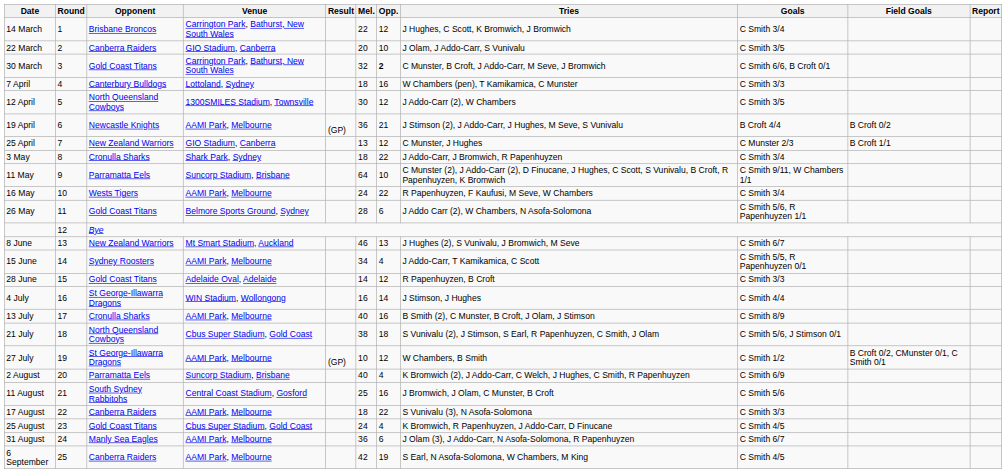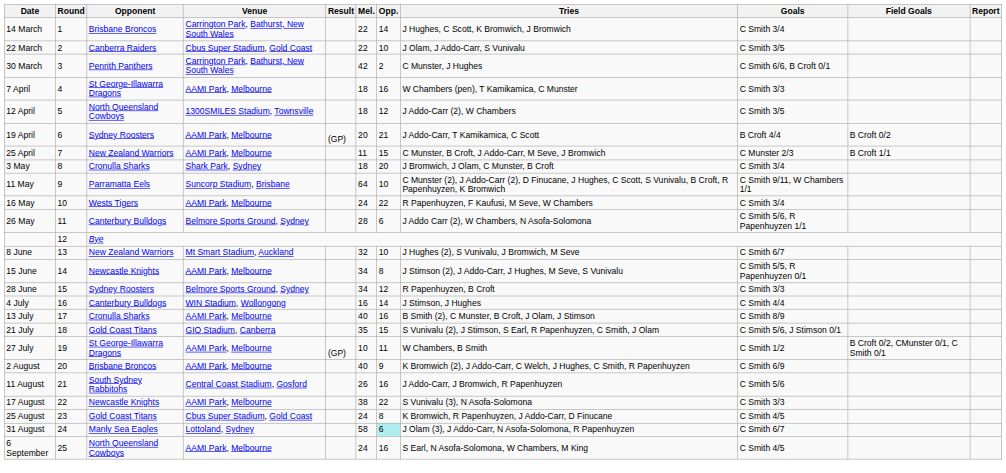(384, 29) 12 -> (384, 29) 14
(230, 47) GIO Stadium, Canberra -> (249, 47) Cbus Super Stadium, Gold Coast
(363, 47) 20 -> (363, 47) 22
(123, 65) Gold Coast Titans -> (121, 65) Penrith Panthers
(363, 65) 32 -> (363, 65) 42
(381, 65) bold -> (381, 65) normal
(504, 65) C Munster, B Croft, J Addo-Carr, M Seve, J Bromwich -> (442, 65) C Munster, J Hughes
(128, 84) Canterbury Bulldogs -> (126, 88) St George-Illawarra Dragons
(220, 84) Lottoland, Sydney -> (229, 88) AAMI Park, Melbourne
(363, 102) 30 -> (363, 111) 18
(124, 125) Newcastle Knights -> (121, 134) Sydney Roosters
(363, 125) 36 -> (363, 134) 20
(513, 125) J Stimson (2), J Addo-Carr, J Hughes, M Seve, S Vunivalu -> (471, 134) J Addo-Carr, T Kamikamica, C Scott
(230, 143) GIO Stadium, Canberra -> (229, 152) AAMI Park, Melbourne
(363, 143) 13 -> (363, 152) 11
(384, 143) 12 -> (384, 152) 15
(442, 143) C Munster, J Hughes -> (504, 152) C Munster, B Croft, J Addo-Carr, M Seve, J Bromwich
(384, 157) 22 -> (384, 166) 20
(482, 157) J Addo-Carr, J Bromwich, R Papenhuyzen -> (478, 166) J Bromwich, J Olam, C Munster, B Croft
(123, 211) Gold Coast Titans -> (128, 221) Canterbury Bulldogs
(363, 243) 46 -> (363, 252) 32
(384, 243) 13 -> (384, 252) 10
(121, 261) Sydney Roosters -> (124, 271) Newcastle Knights
(381, 261) 4 -> (381, 271) 8
(471, 261) J Addo-Carr, T Kamikamica, C Scott -> (513, 271) J Stimson (2), J Addo-Carr, J Hughes, M Seve, S Vunivalu
(123, 279) Gold Coast Titans -> (121, 289) Sydney Roosters
(231, 279) Adelaide Oval, Adelaide -> (247, 289) Belmore Sports Ground, Sydney
(363, 279) 14 -> (363, 289) 34
(126, 298) St George-Illawarra Dragons -> (128, 302) Canterbury Bulldogs
(124, 334) North Queensland Cowboys -> (123, 329) Gold Coast Titans
(249, 334) Cbus Super Stadium, Gold Coast -> (230, 329) GIO Stadium, Canberra
(363, 334) 38 -> (363, 329) 35
(384, 334) 18 -> (384, 329) 15
(384, 357) 12 -> (383, 348) 11
(119, 375) Parramatta Eels -> (123, 366) Brisbane Broncos
(238, 375) Suncorp Stadium, Brisbane -> (229, 366) AAMI Park, Melbourne
(381, 375) 4 -> (381, 366) 9
(363, 394) 25 -> (363, 384) 26
(478, 394) J Bromwich, J Olam, C Munster, B Croft -> (482, 384) J Addo-Carr, J Bromwich, R Papenhuyzen
(123, 412) Canberra Raiders -> (124, 402) Newcastle Knights
(363, 412) 18 -> (363, 402) 38
(381, 425) 4 -> (381, 416) 8
(229, 439) AAMI Park, Melbourne -> (220, 429) Lottoland, Sydney
(363, 439) 36 -> (363, 429) 58
(381, 439) no background -> (381, 429) paleturquoise background
(123, 457) Canberra Raiders -> (124, 448) North Queensland Cowboys
(363, 457) 42 -> (363, 448) 24
(384, 457) 19 -> (384, 448) 16
